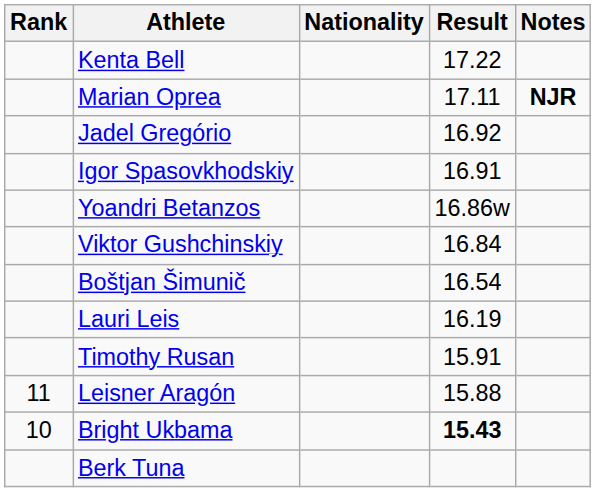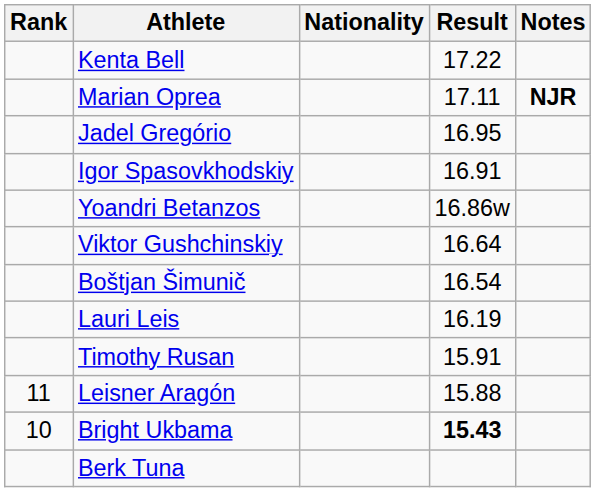(472, 134) 16.92 -> (472, 134) 16.95
(472, 245) 16.84 -> (472, 245) 16.64
